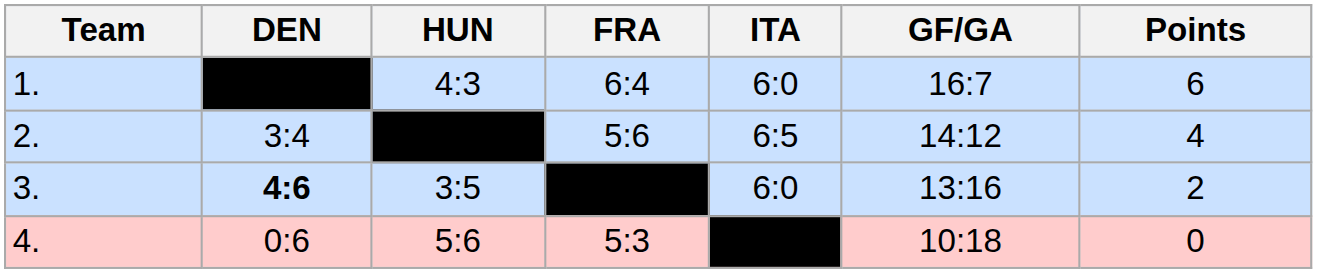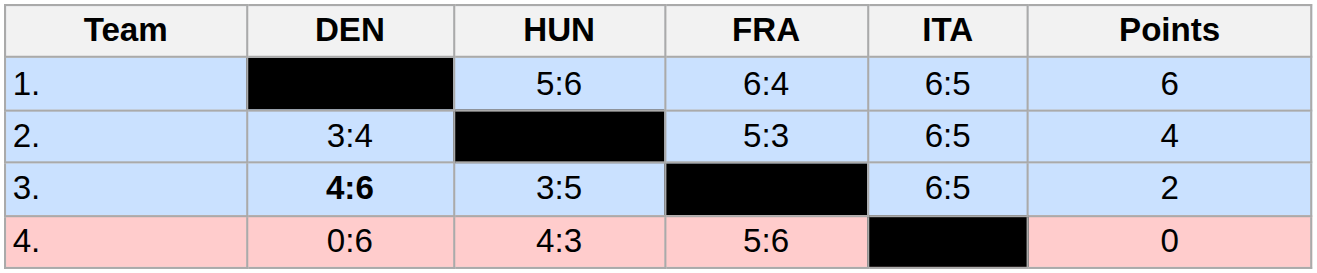- column: (960, 30)
(458, 83) 4:3 -> (559, 83) 5:6
(775, 83) 6:0 -> (948, 83) 6:5
(627, 135) 5:6 -> (766, 135) 5:3
(775, 188) 6:0 -> (948, 188) 6:5
(458, 240) 5:6 -> (559, 240) 4:3
(627, 240) 5:3 -> (766, 240) 5:6
